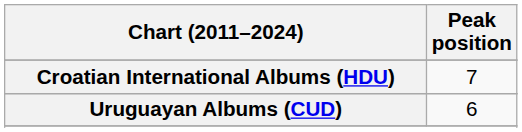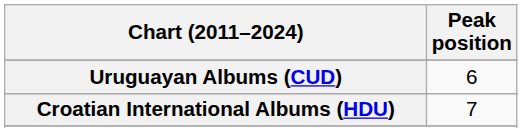rows swapped: (216, 76) <-> (216, 109)
